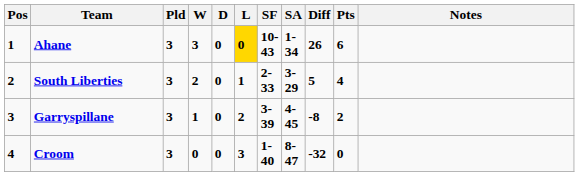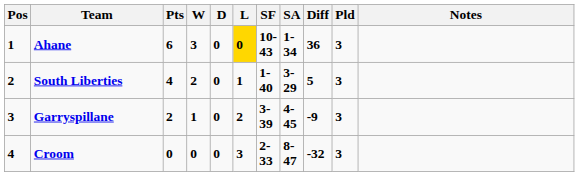columns swapped: (176, 15) <-> (346, 15)
(315, 44) 26 -> (313, 44) 36
(267, 80) 2-33 -> (266, 80) 1-40
(314, 116) -8 -> (312, 116) -9
(267, 153) 1-40 -> (266, 153) 2-33
